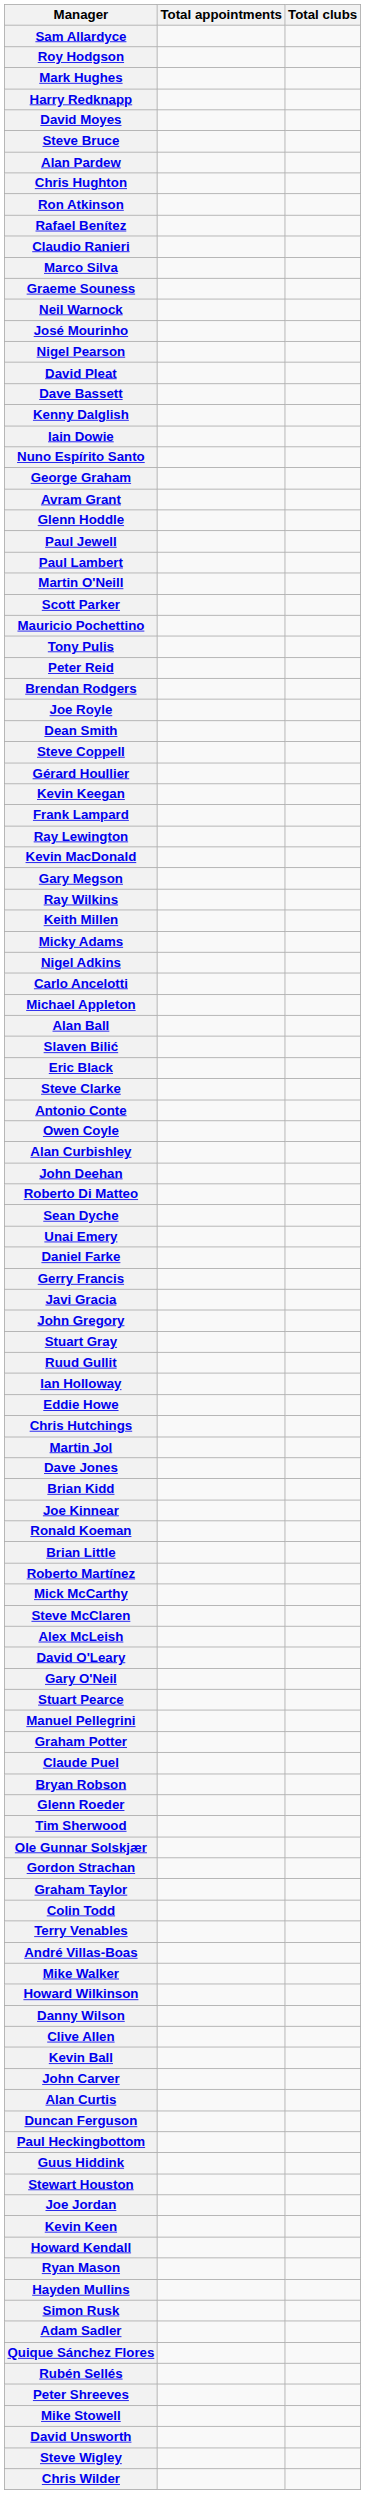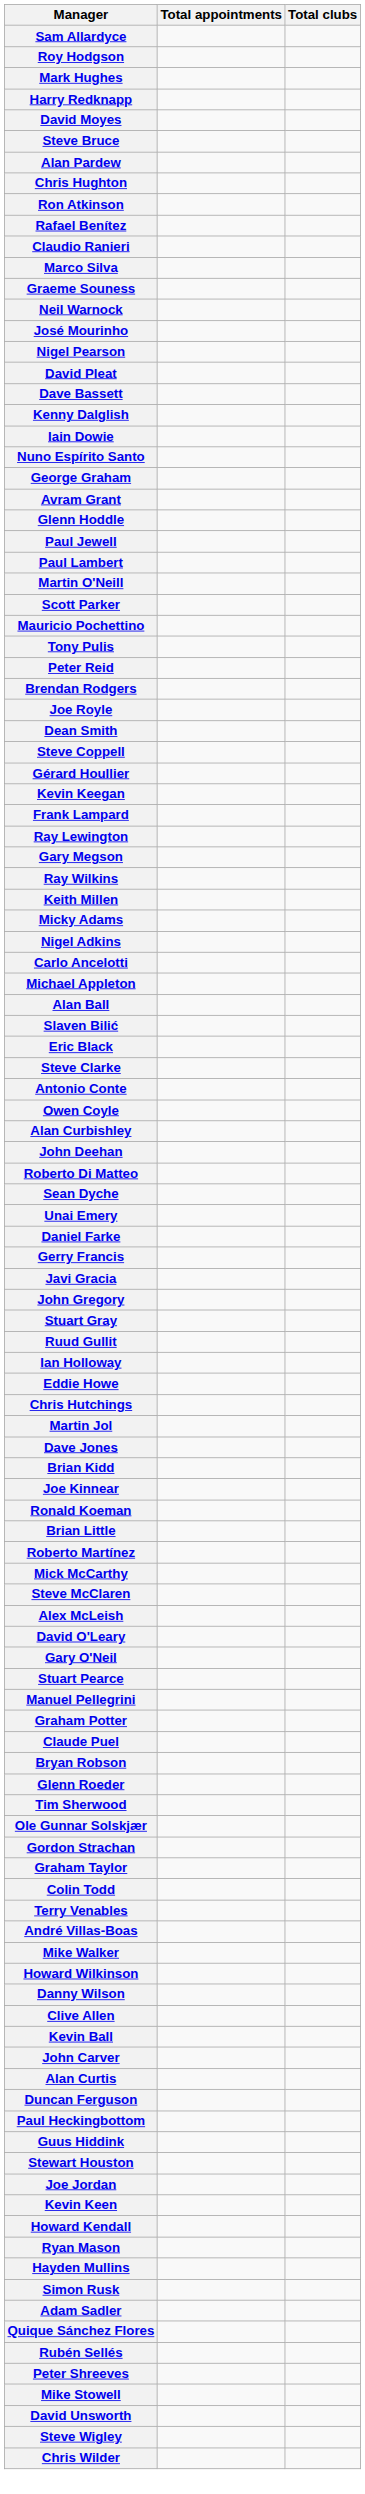- row: (81, 857)
